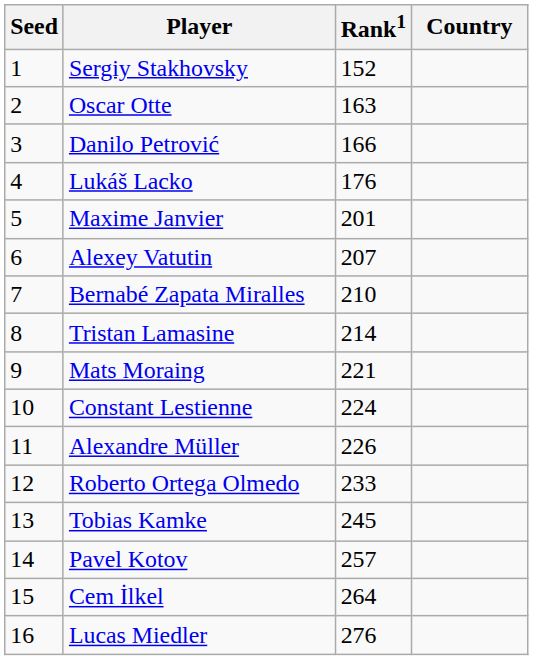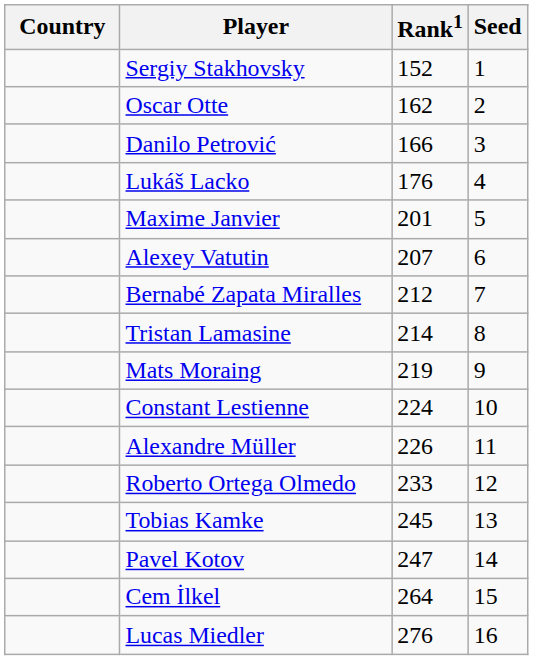columns swapped: (469, 26) <-> (34, 26)
(359, 105) 163 -> (415, 105) 162
(359, 294) 210 -> (415, 294) 212
(359, 370) 221 -> (415, 370) 219
(359, 559) 257 -> (415, 559) 247
